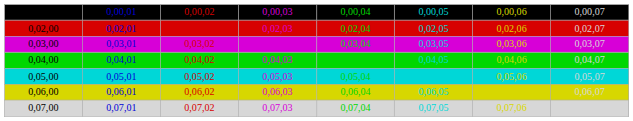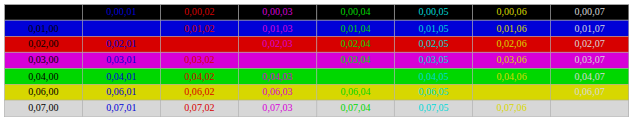+ row: (43, 28)
(277, 44) bold -> (277, 60) normal
- row: (43, 76)
